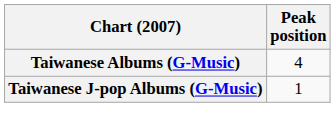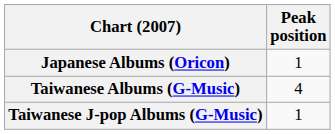+ row: (135, 62)
